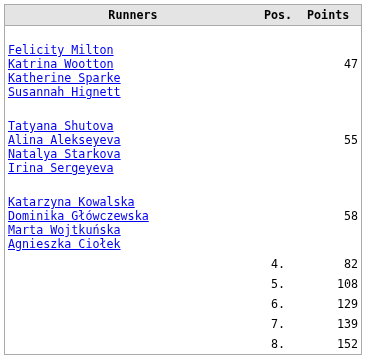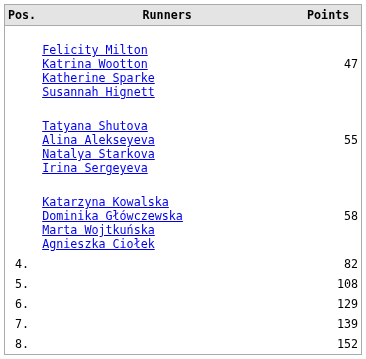columns swapped: (278, 15) <-> (133, 15)
